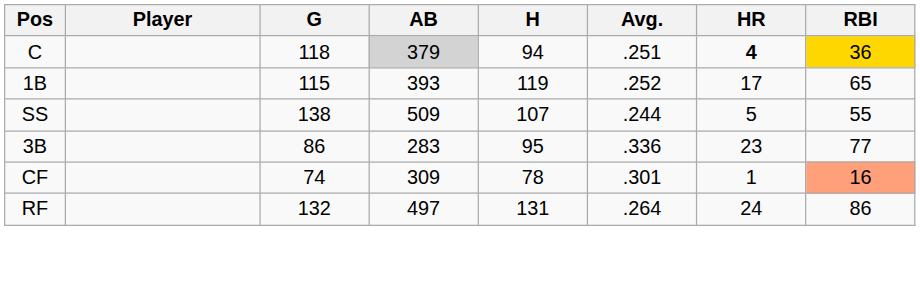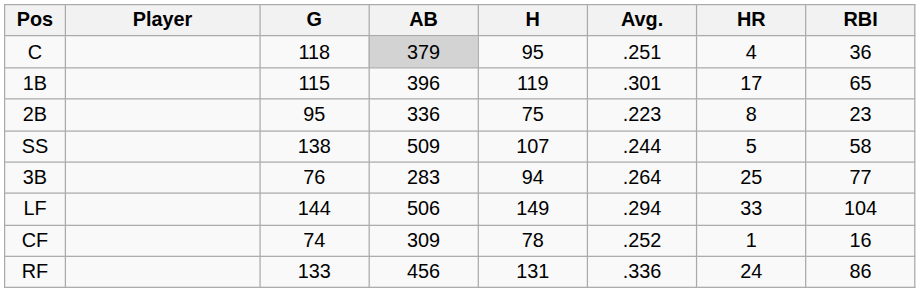(533, 51) 94 -> (533, 51) 95
(751, 51) bold -> (751, 51) normal
(861, 51) gold background -> (861, 51) no background
(423, 83) 393 -> (423, 83) 396
(642, 83) .252 -> (642, 83) .301
+ row: (35, 114)
(861, 114) 55 -> (861, 146) 58
(314, 146) 86 -> (314, 177) 76
(533, 146) 95 -> (533, 177) 94
(642, 146) .336 -> (642, 177) .264
(751, 146) 23 -> (751, 177) 25
+ row: (35, 209)
(642, 177) .301 -> (642, 240) .252
(861, 177) lightsalmon background -> (861, 240) no background
(314, 209) 132 -> (314, 271) 133
(423, 209) 497 -> (423, 271) 456
(642, 209) .264 -> (642, 271) .336
